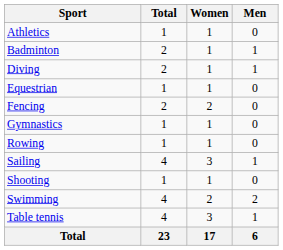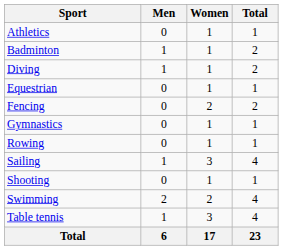columns swapped: (255, 13) <-> (164, 13)
